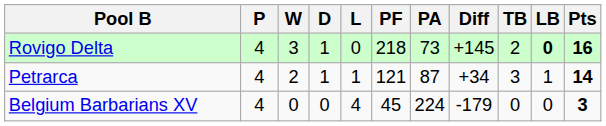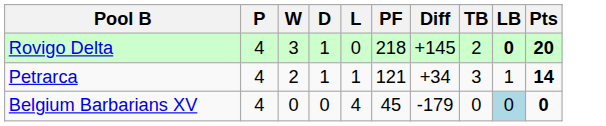- column: (430, 18)
(583, 47) 16 -> (544, 47) 20
(548, 105) no background -> (509, 105) lightblue background
(583, 105) 3 -> (544, 105) 0
